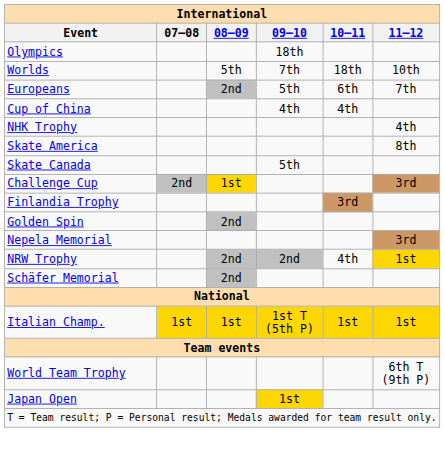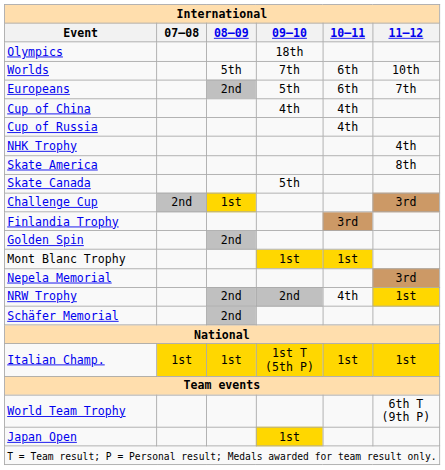(348, 70) 18th -> (348, 70) 6th
+ row: (52, 127)
+ row: (66, 259)
